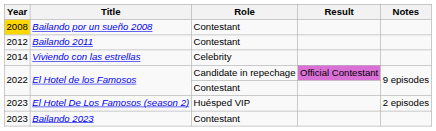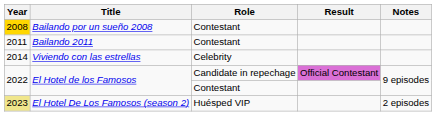(17, 42) 2012 -> (17, 42) 2011
(17, 103) no background -> (17, 103) khaki background
- row: (63, 118)
